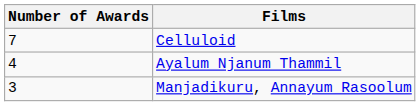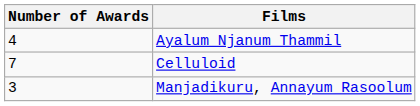rows swapped: (196, 40) <-> (249, 64)
